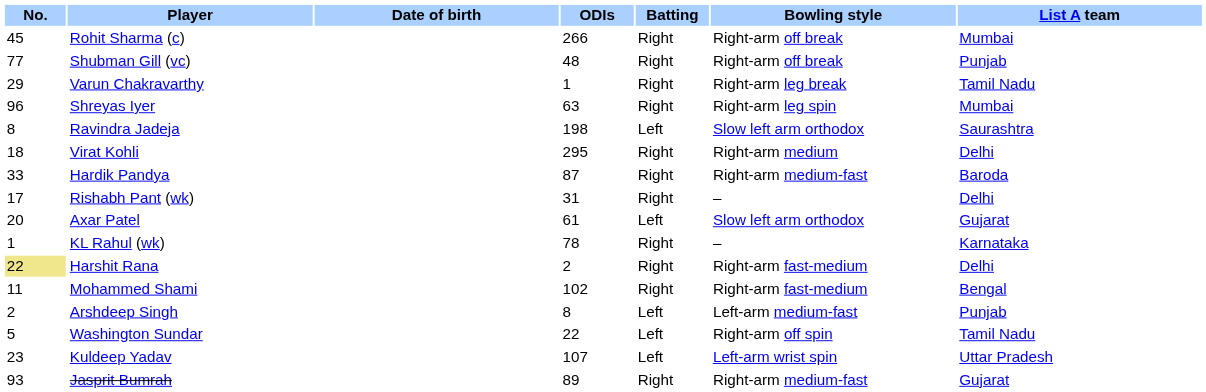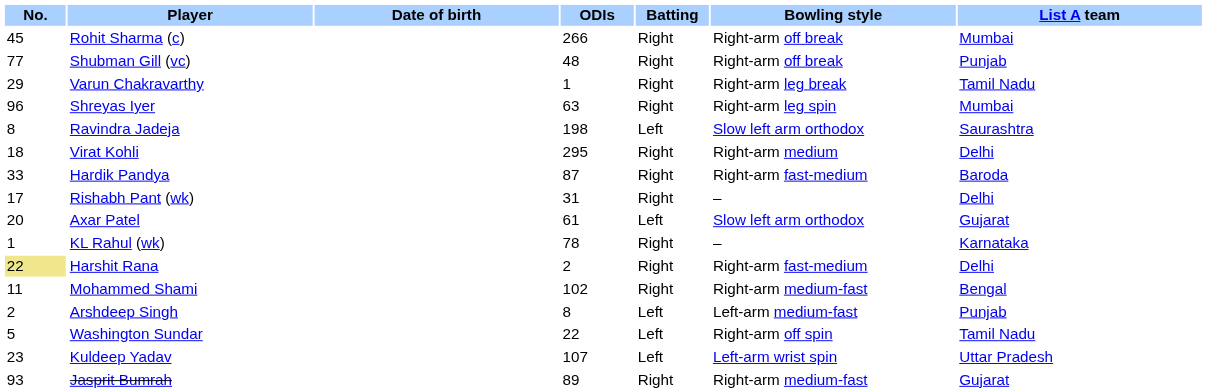(790, 174) Right-arm medium-fast -> (790, 174) Right-arm fast-medium
(790, 288) Right-arm fast-medium -> (790, 288) Right-arm medium-fast
